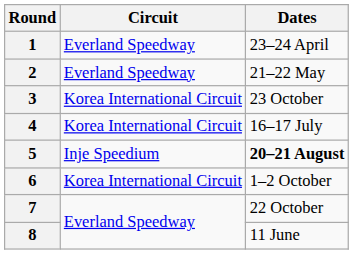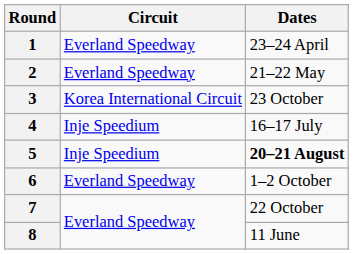(153, 126) Korea International Circuit -> (112, 126) Inje Speedium
(153, 180) Korea International Circuit -> (129, 180) Everland Speedway
